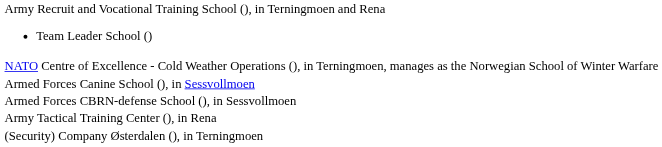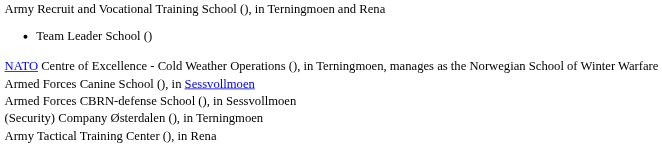rows swapped: (111, 118) <-> (134, 135)
